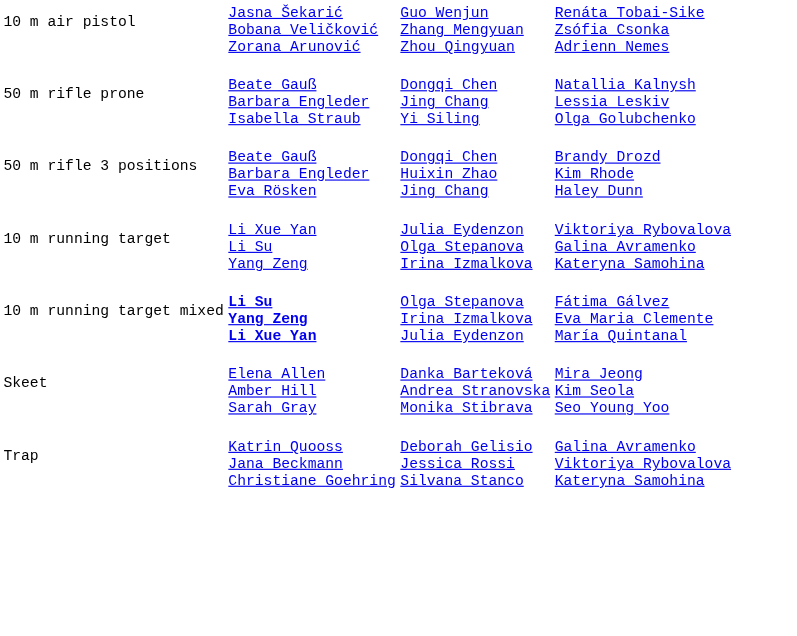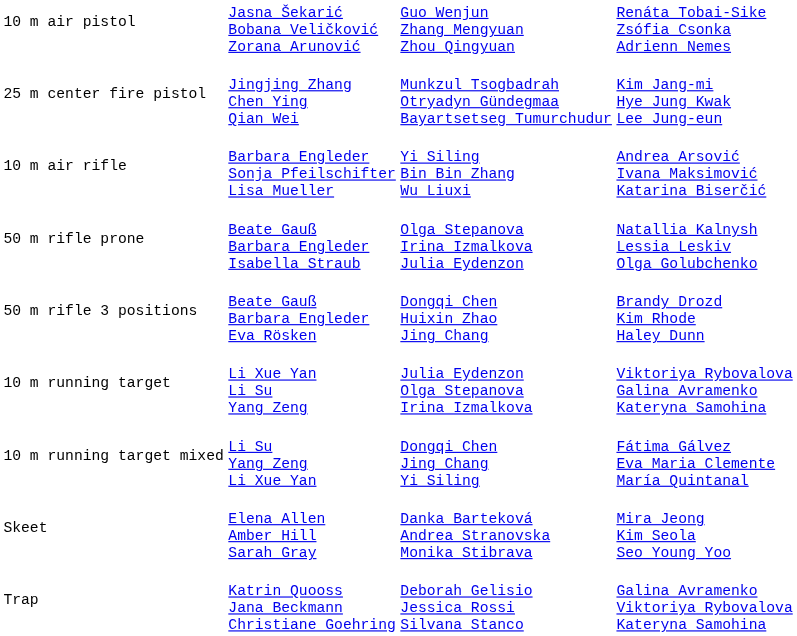+ row: (105, 94)
+ row: (65, 166)
(449, 102) Dongqi Chen Jing Chang Yi Siling -> (466, 247) Olga Stepanova Irina Izmalkova Julia Eydenzon
(272, 319) bold -> (272, 464) normal
(466, 319) Olga Stepanova Irina Izmalkova Julia Eydenzon -> (449, 464) Dongqi Chen Jing Chang Yi Siling
